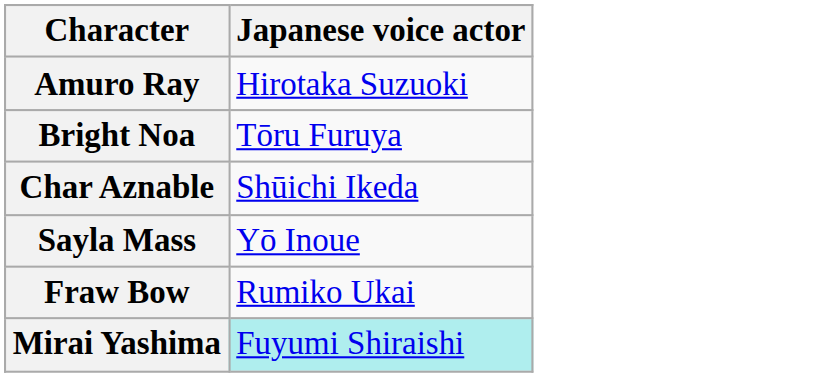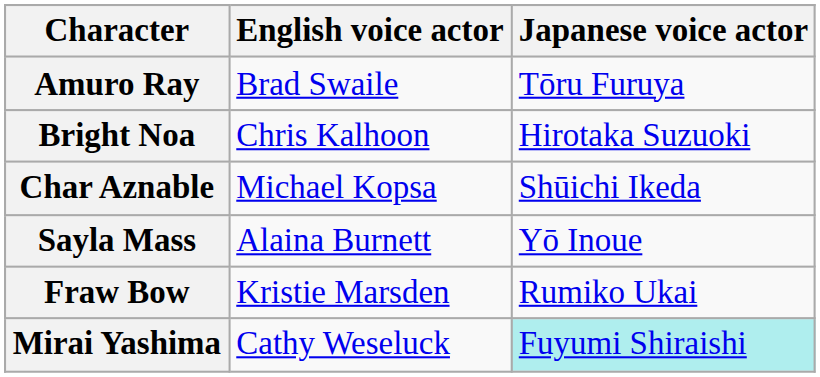+ column: (370, 30)
(352, 82) Hirotaka Suzuoki -> (602, 82) Tōru Furuya
(319, 135) Tōru Furuya -> (635, 135) Hirotaka Suzuoki
